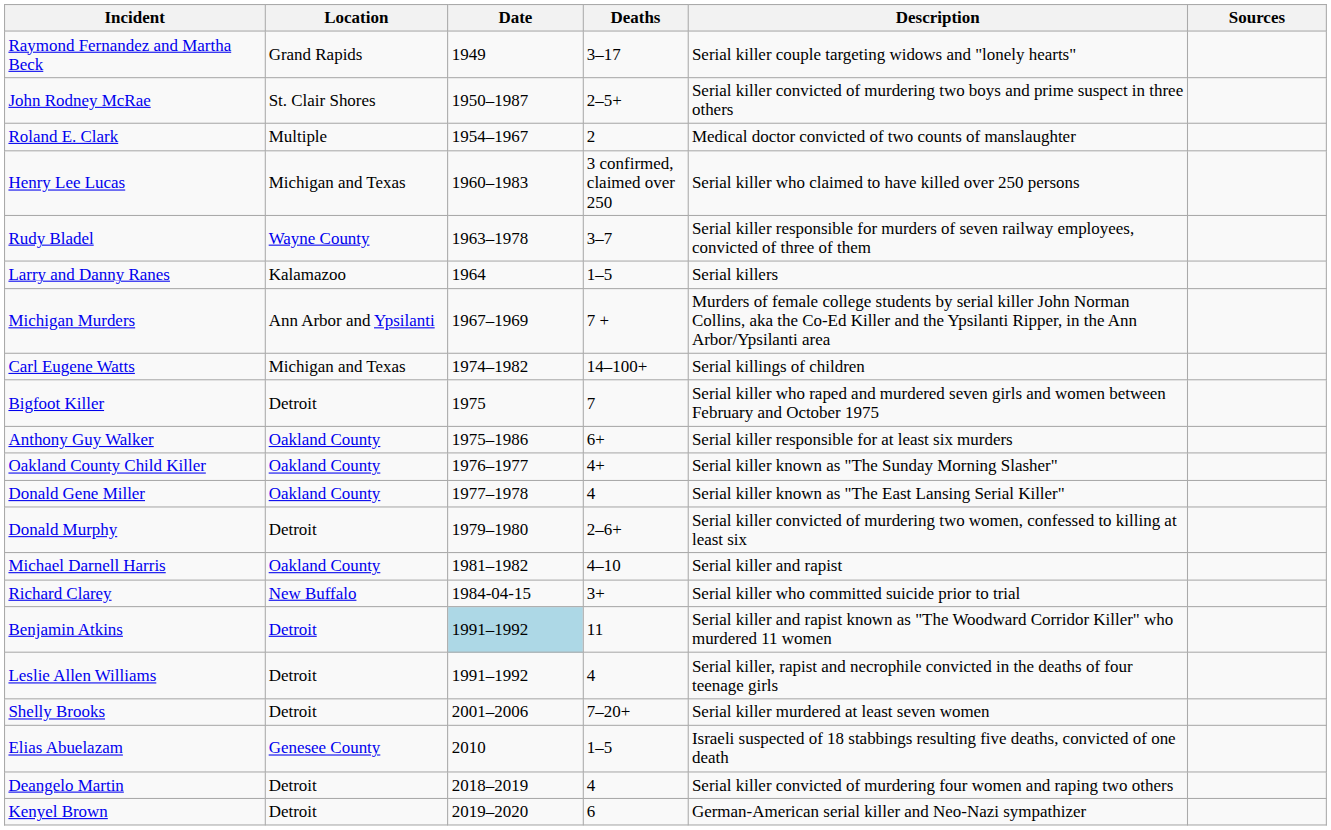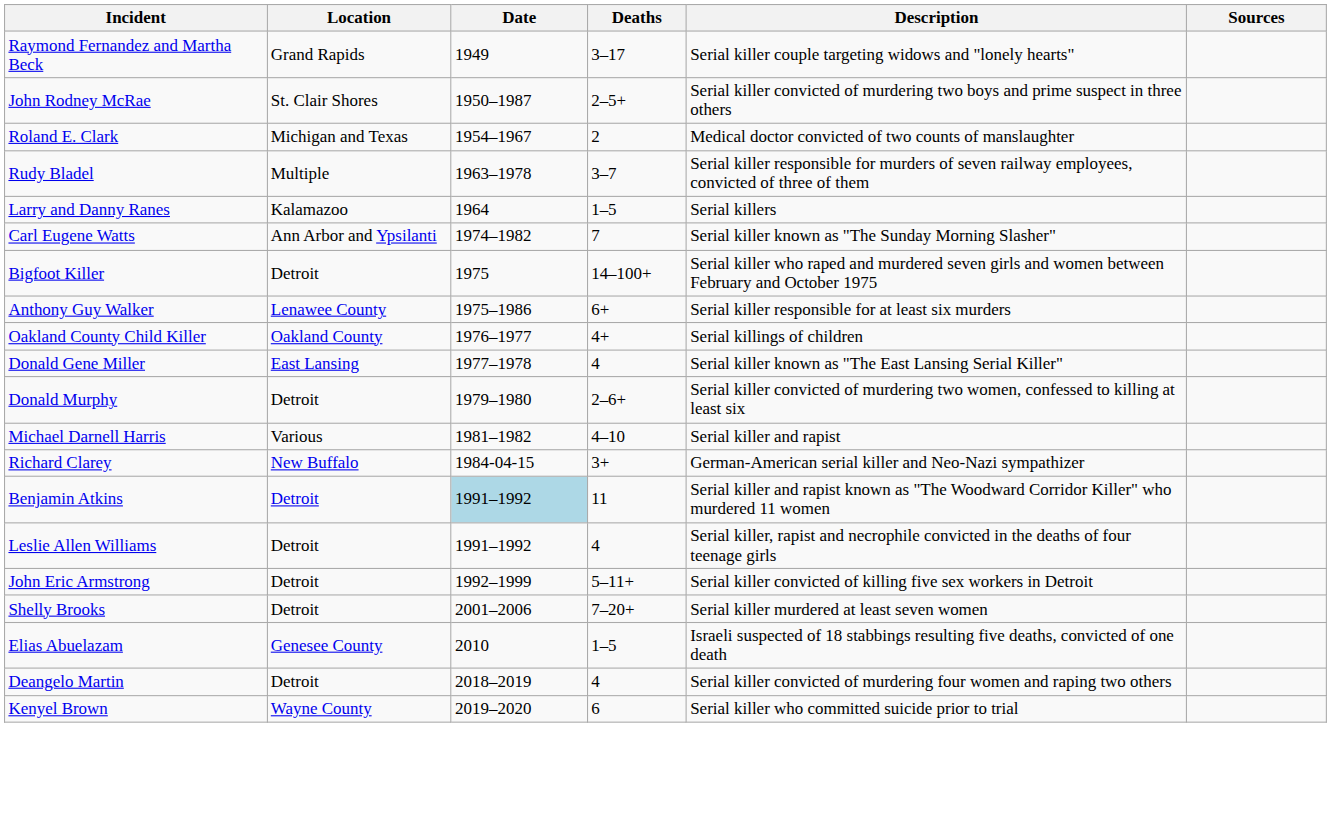(298, 136) Multiple -> (339, 136) Michigan and Texas
- row: (67, 182)
(319, 238) Wayne County -> (300, 173) Multiple
- row: (72, 320)
(337, 366) Michigan and Texas -> (354, 236) Ann Arbor and Ypsilanti
(617, 366) 14–100+ -> (595, 236) 7
(778, 366) Serial killings of children -> (873, 236) Serial killer known as "The Sunday Morning Slasher"
(591, 403) 7 -> (621, 273) 14–100+
(325, 439) Oakland County -> (328, 309) Lenawee County
(875, 466) Serial killer known as "The Sunday Morning Slasher" -> (777, 336) Serial killings of children
(325, 493) Oakland County -> (315, 363) East Lansing
(325, 566) Oakland County -> (297, 436) Various
(856, 593) Serial killer who committed suicide prior to trial -> (887, 463) German-American serial killer and Neo-Nazi sympathizer
+ row: (79, 581)
(293, 811) Detroit -> (321, 708) Wayne County
(889, 811) German-American serial killer and Neo-Nazi sympathizer -> (854, 708) Serial killer who committed suicide prior to trial
